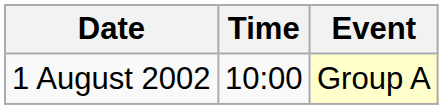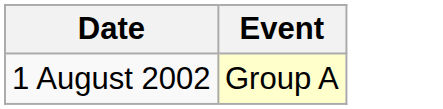- column: (264, 29)
